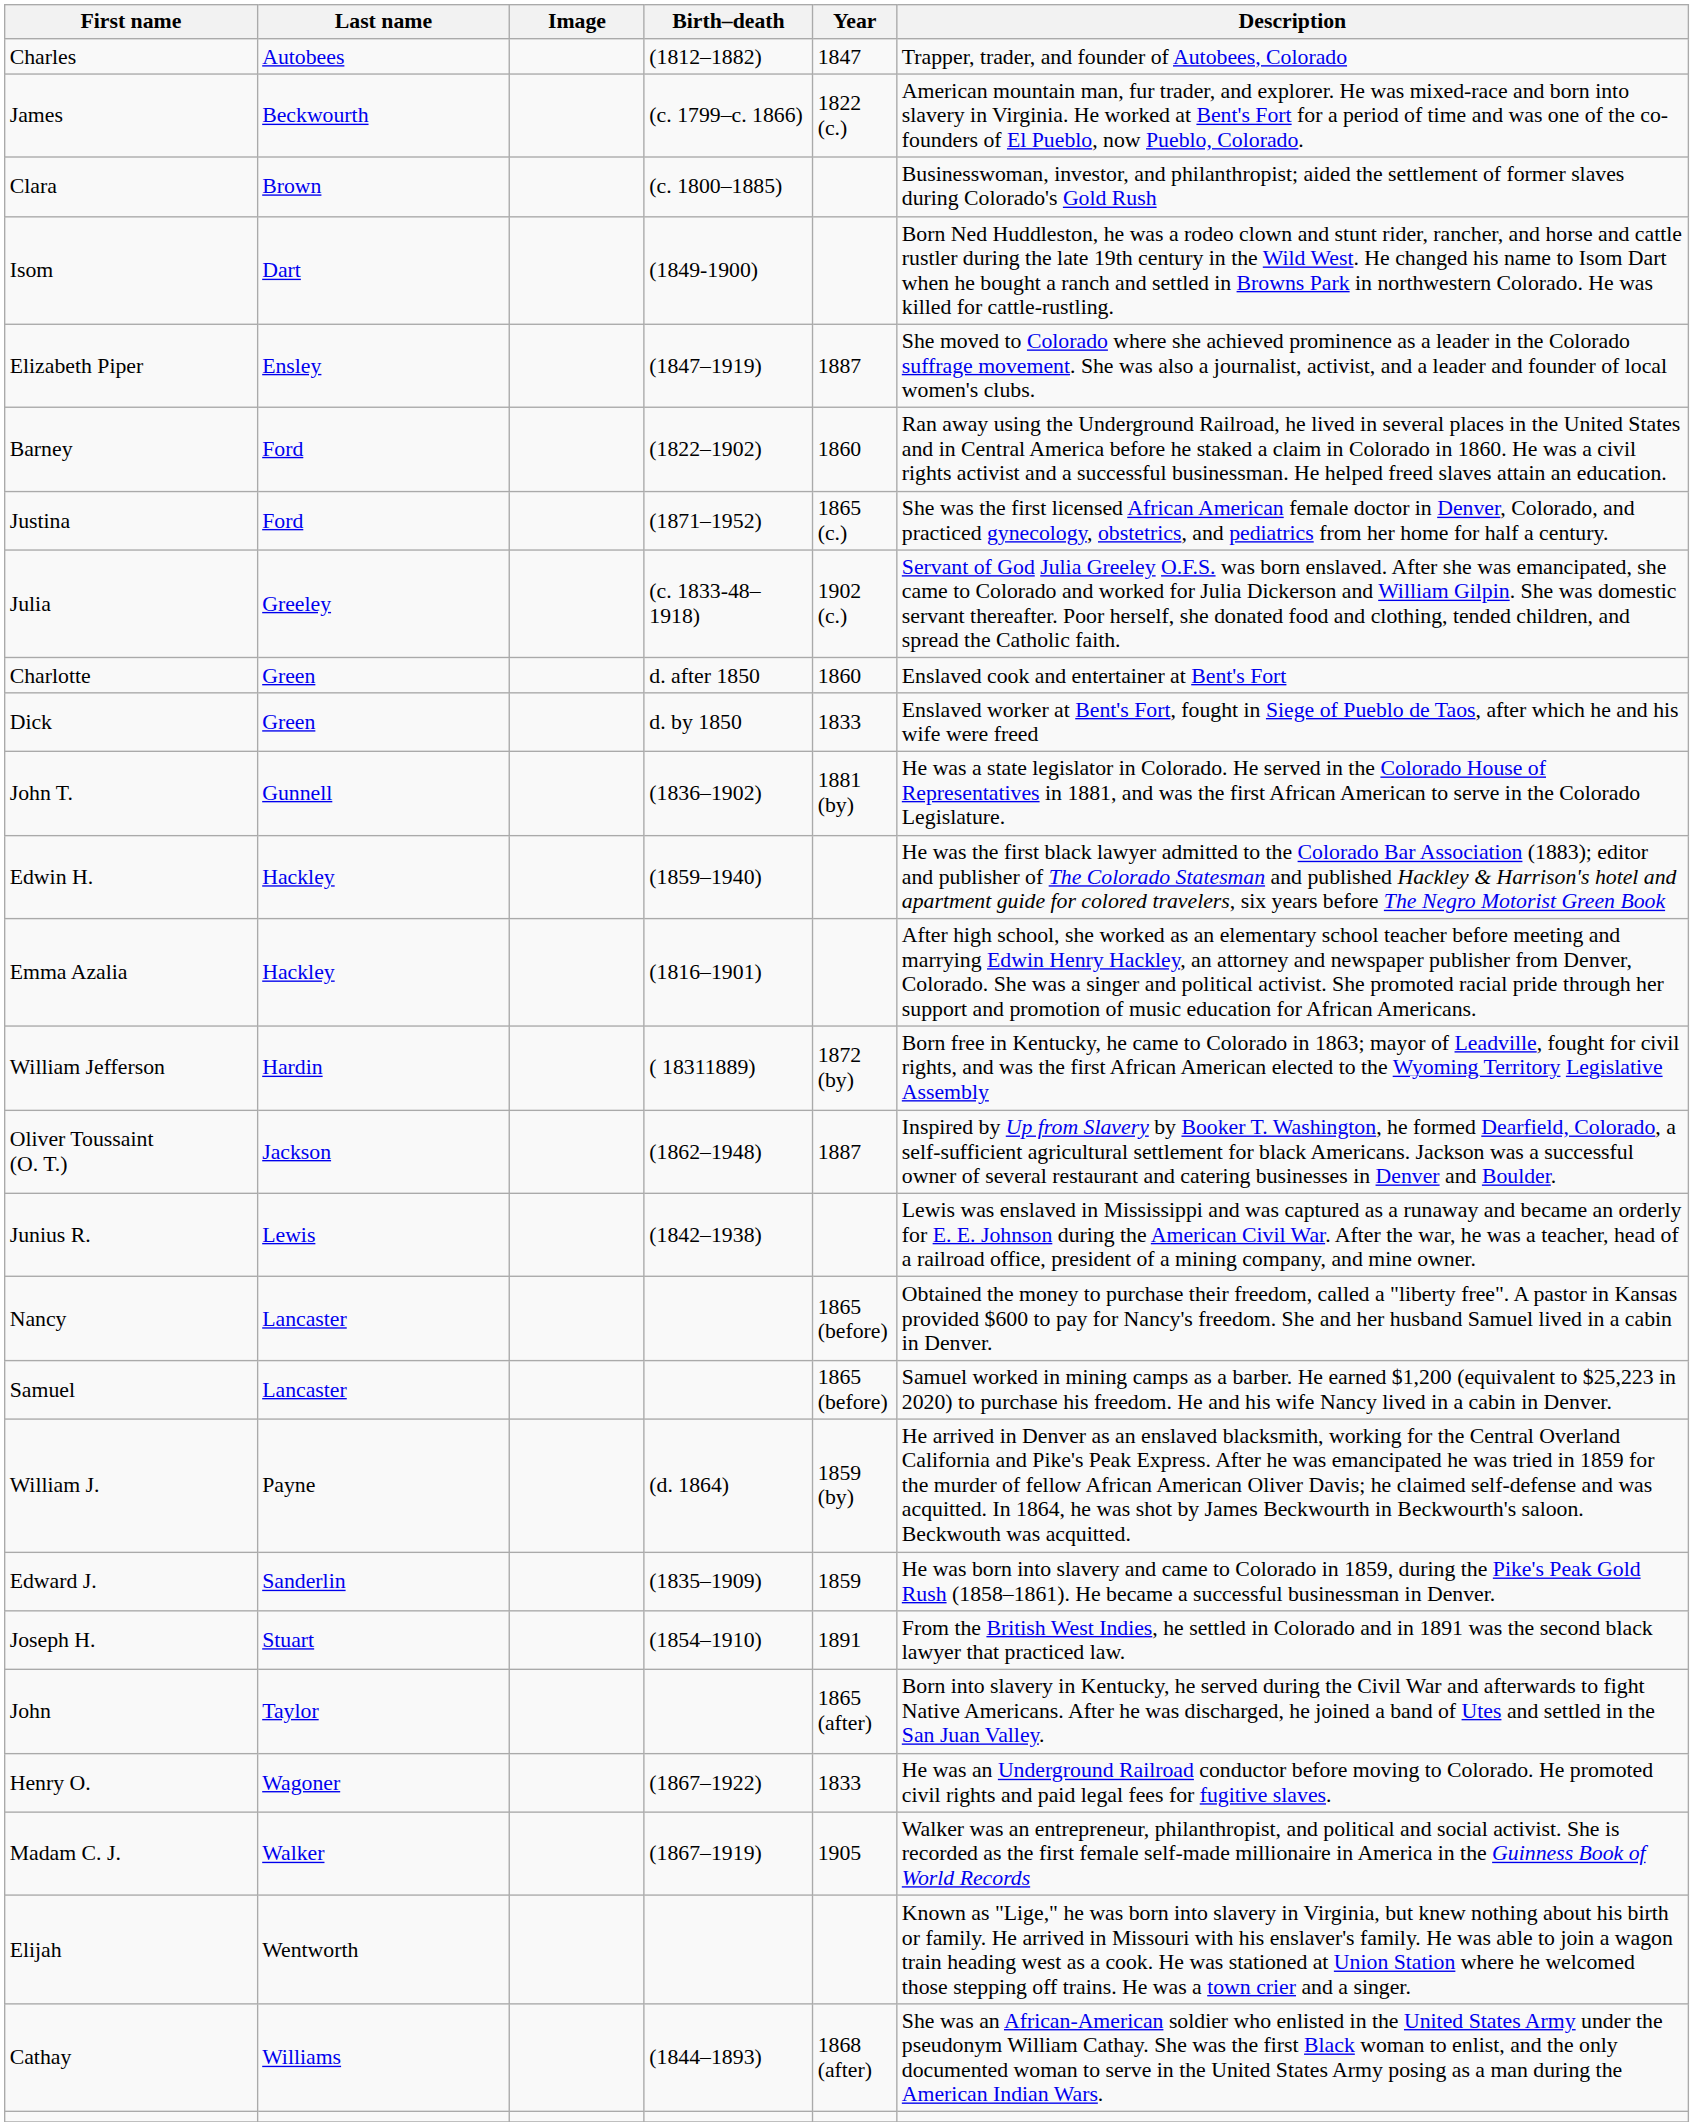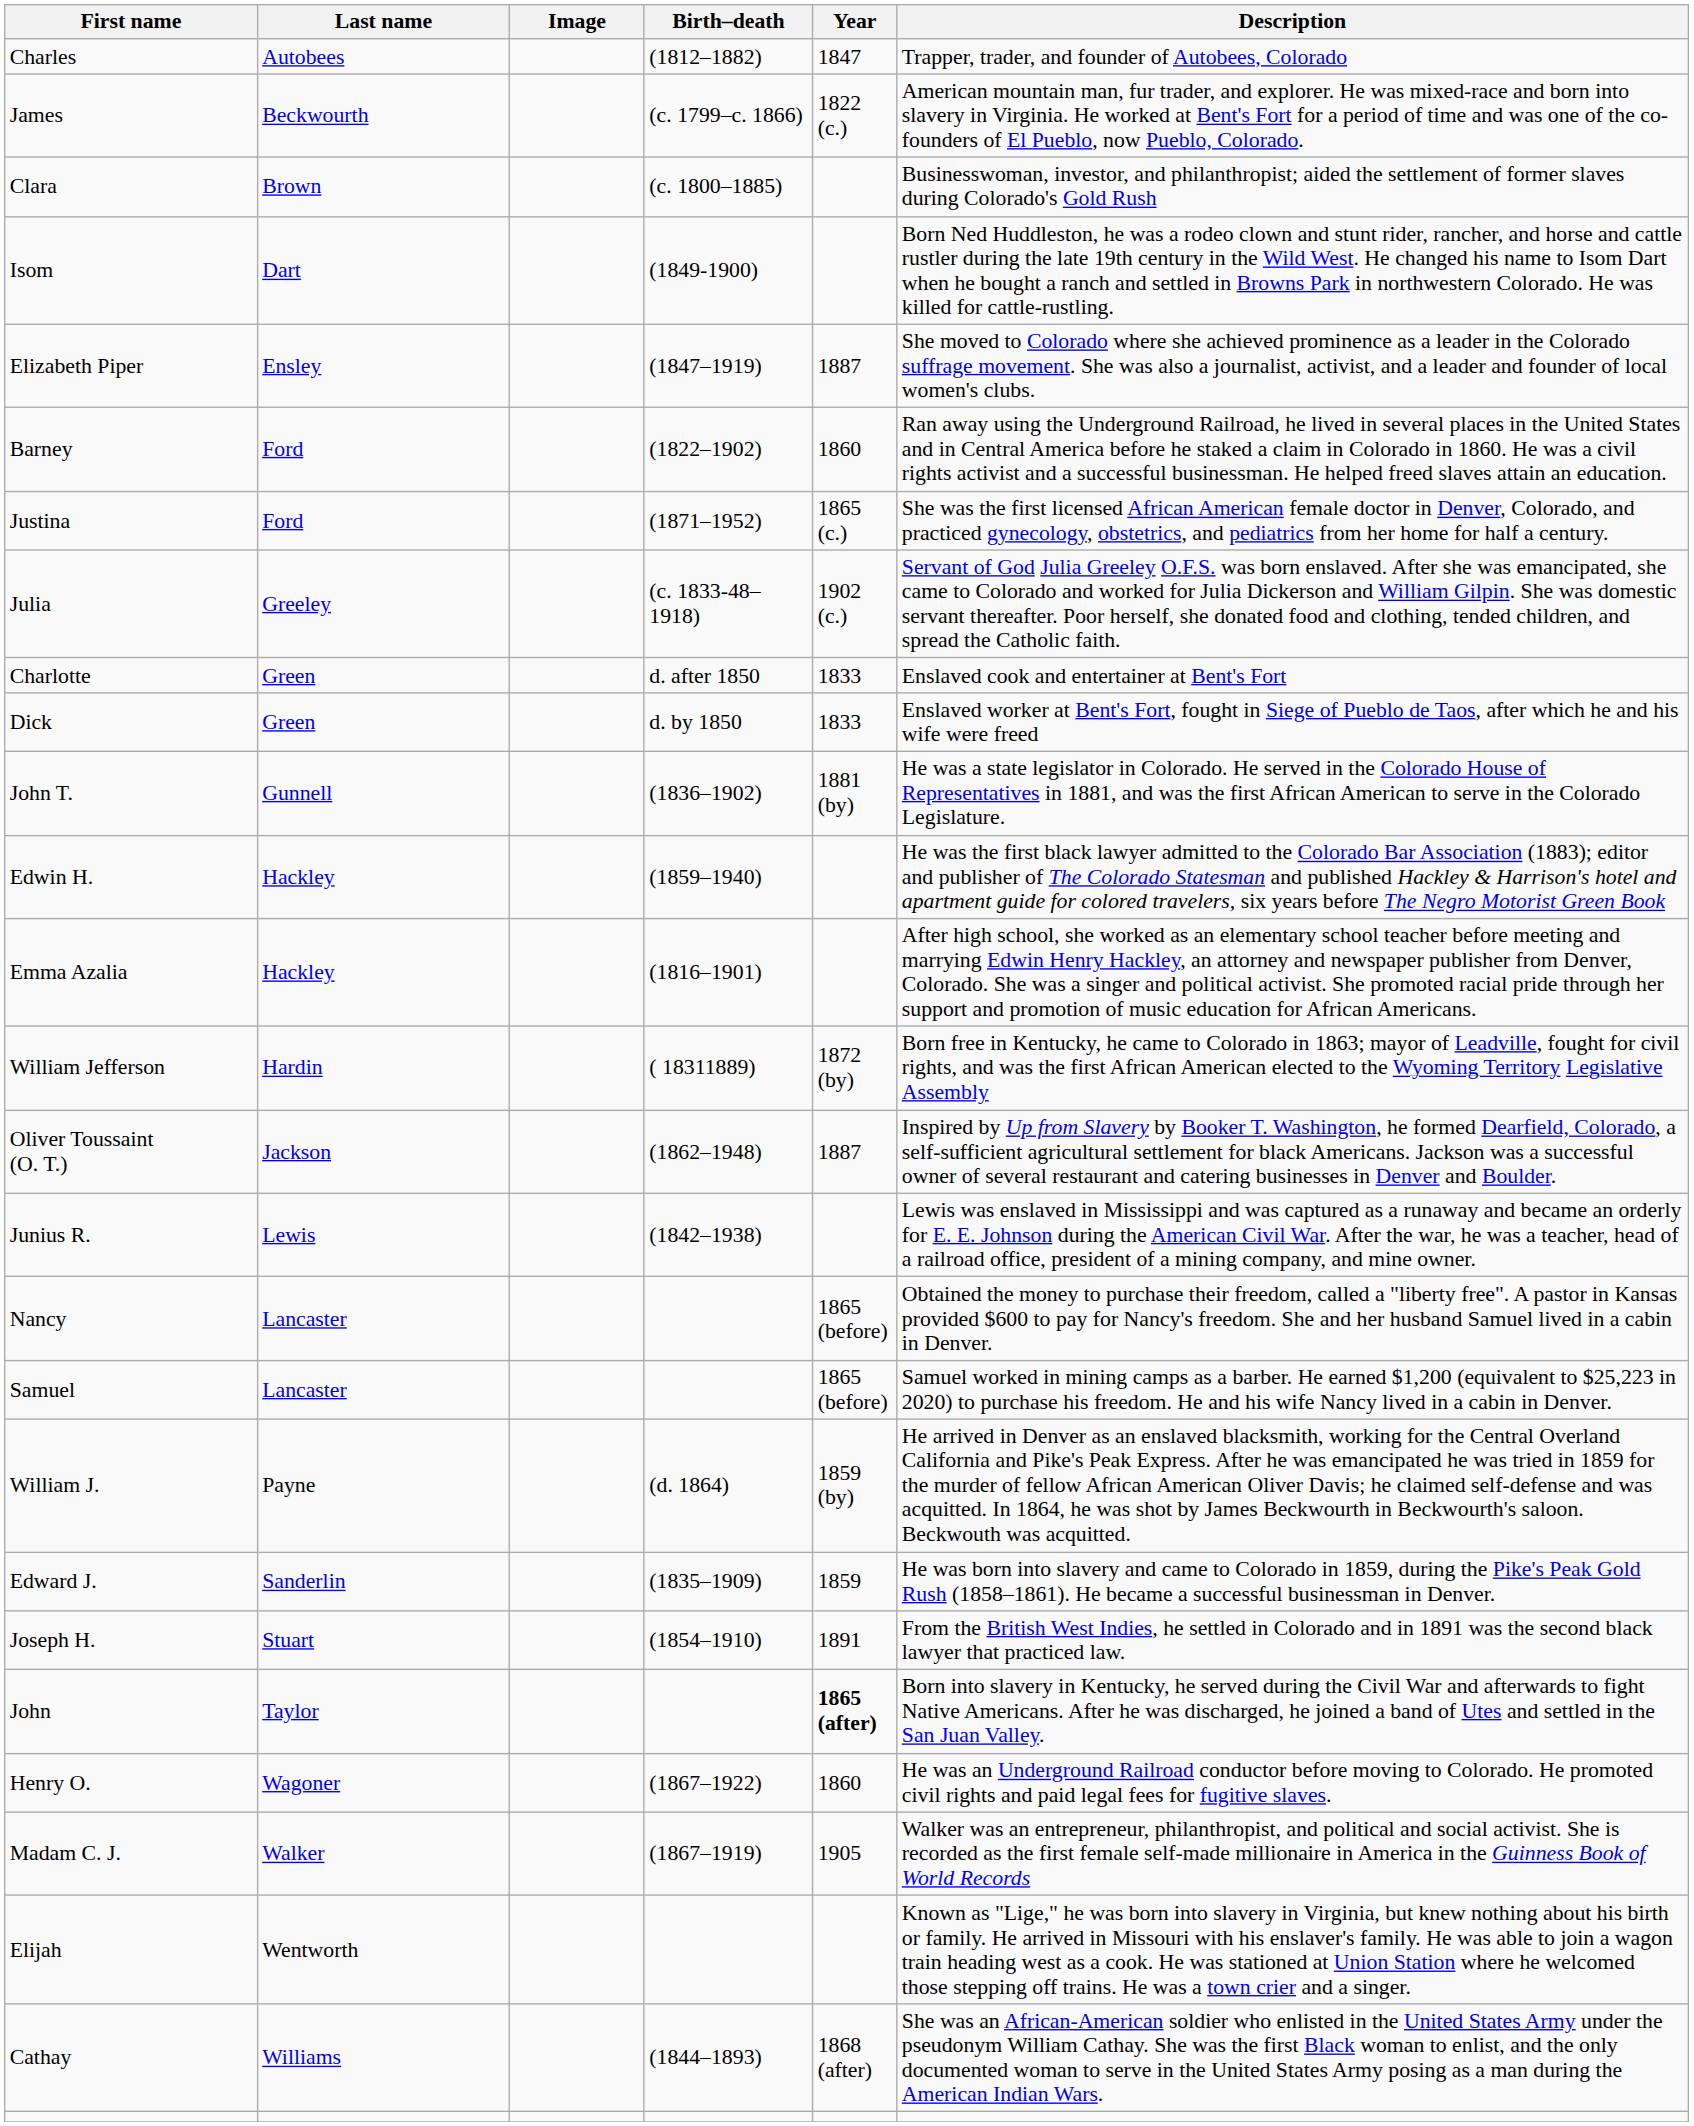(839, 675) 1860 -> (839, 675) 1833
(845, 1711) normal -> (847, 1711) bold
(839, 1782) 1833 -> (839, 1782) 1860
